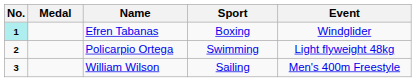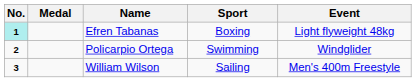(344, 31) Windglider -> (344, 31) Light flyweight 48kg
(344, 49) Light flyweight 48kg -> (344, 49) Windglider
